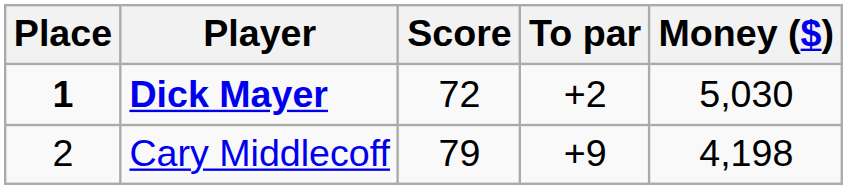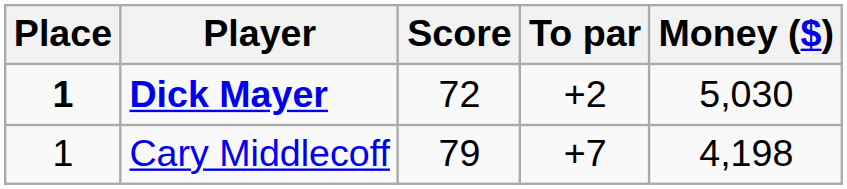(63, 153) 2 -> (63, 153) 1
(585, 153) +9 -> (585, 153) +7
